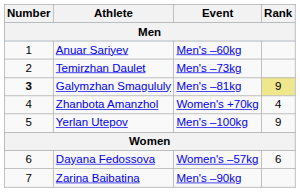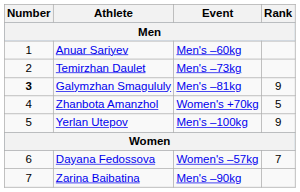(278, 86) khaki background -> (278, 86) no background
(278, 104) 4 -> (278, 104) 5
(278, 159) 6 -> (278, 159) 7
